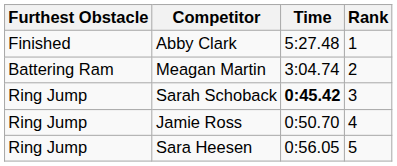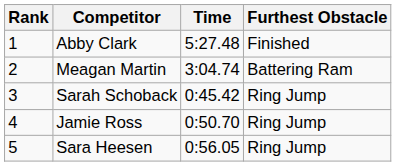columns swapped: (368, 17) <-> (78, 17)
(312, 95) bold -> (212, 95) normal
